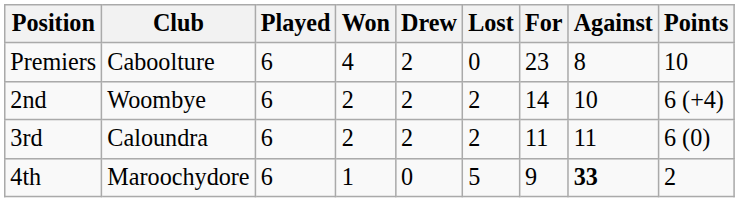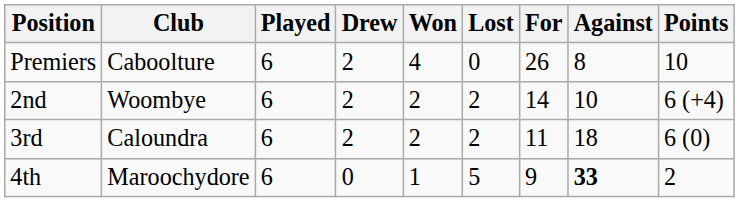columns swapped: (366, 23) <-> (429, 23)
(537, 61) 23 -> (537, 61) 26
(585, 138) 11 -> (586, 138) 18
